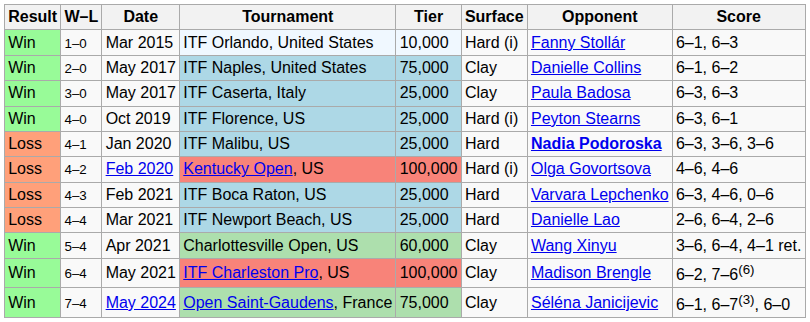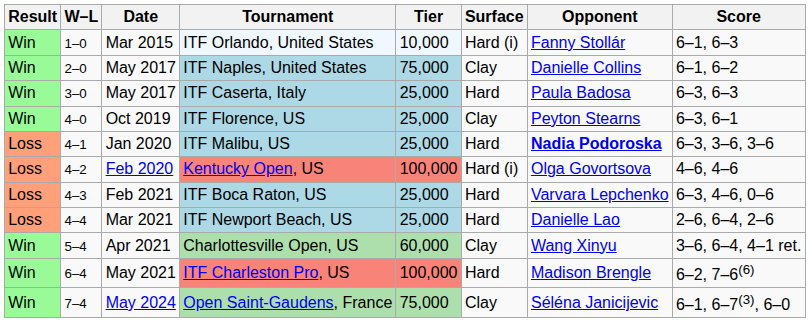(481, 93) Clay -> (482, 93) Hard
(492, 118) Hard (i) -> (481, 118) Clay
(481, 273) Clay -> (482, 273) Hard
